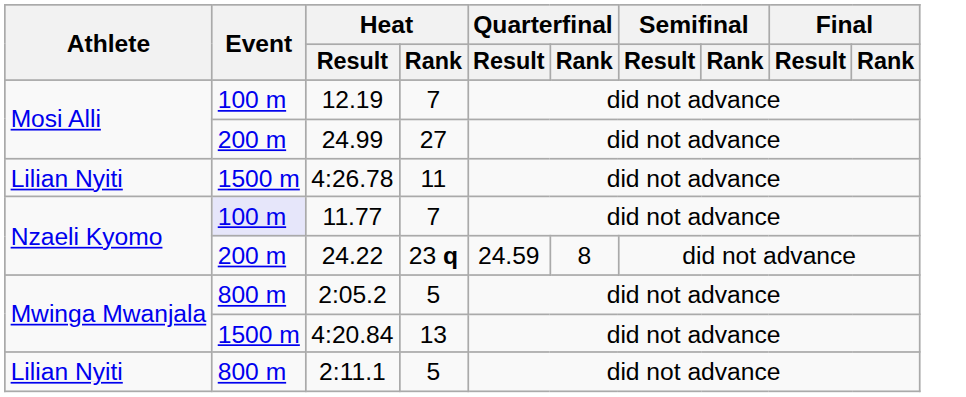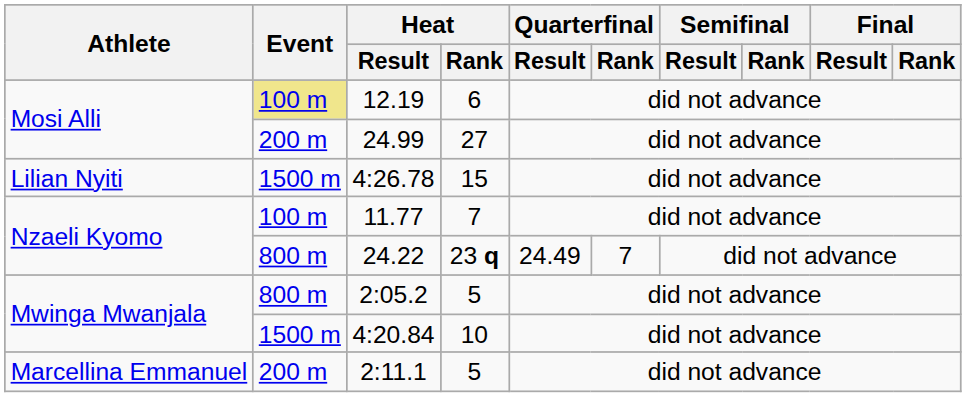(252, 100) no background -> (293, 100) khaki background
(433, 100) 7 -> (474, 100) 6
(433, 178) 11 -> (474, 178) 15
(252, 217) lavender background -> (293, 217) no background
(252, 256) 200 m -> (293, 256) 800 m
(509, 256) 24.59 -> (550, 256) 24.49
(584, 256) 8 -> (625, 256) 7
(433, 334) 13 -> (474, 334) 10
(67, 373) Lilian Nyiti -> (129, 373) Marcellina Emmanuel
(252, 373) 800 m -> (293, 373) 200 m
